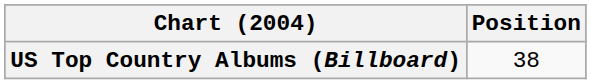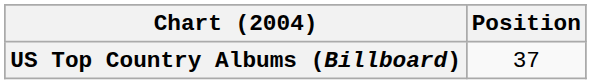(526, 60) 38 -> (526, 60) 37
